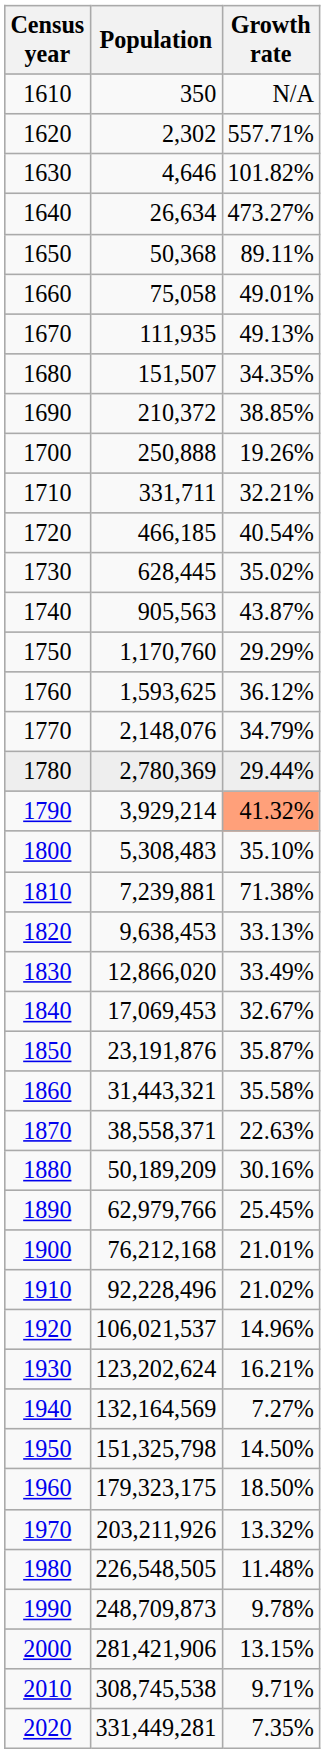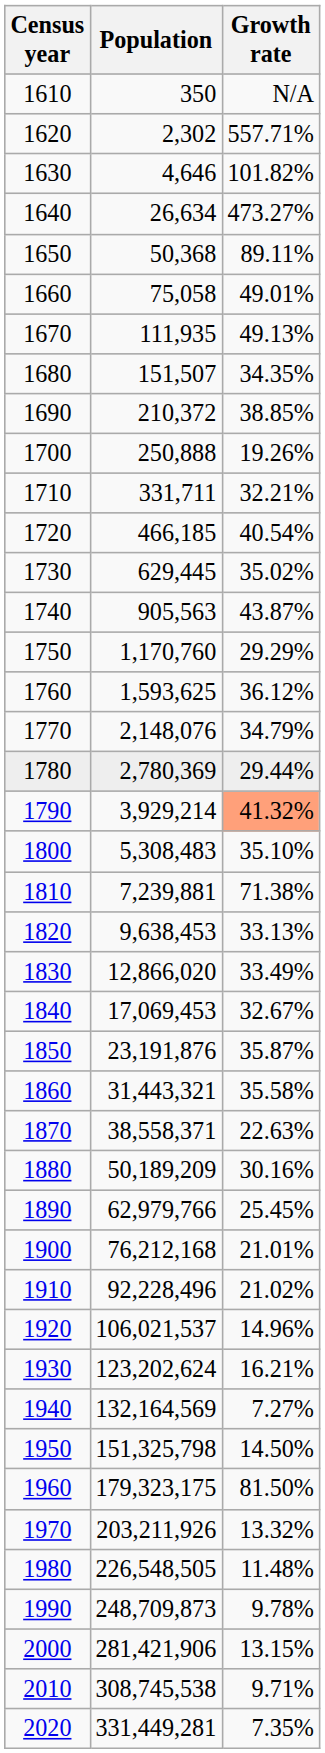(177, 572) 628,445 -> (177, 572) 629,445
(277, 1488) 18.50% -> (277, 1488) 81.50%
